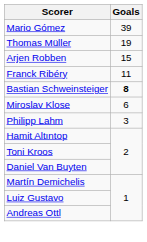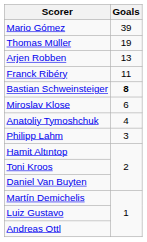(126, 58) 15 -> (126, 58) 13
+ row: (53, 120)
